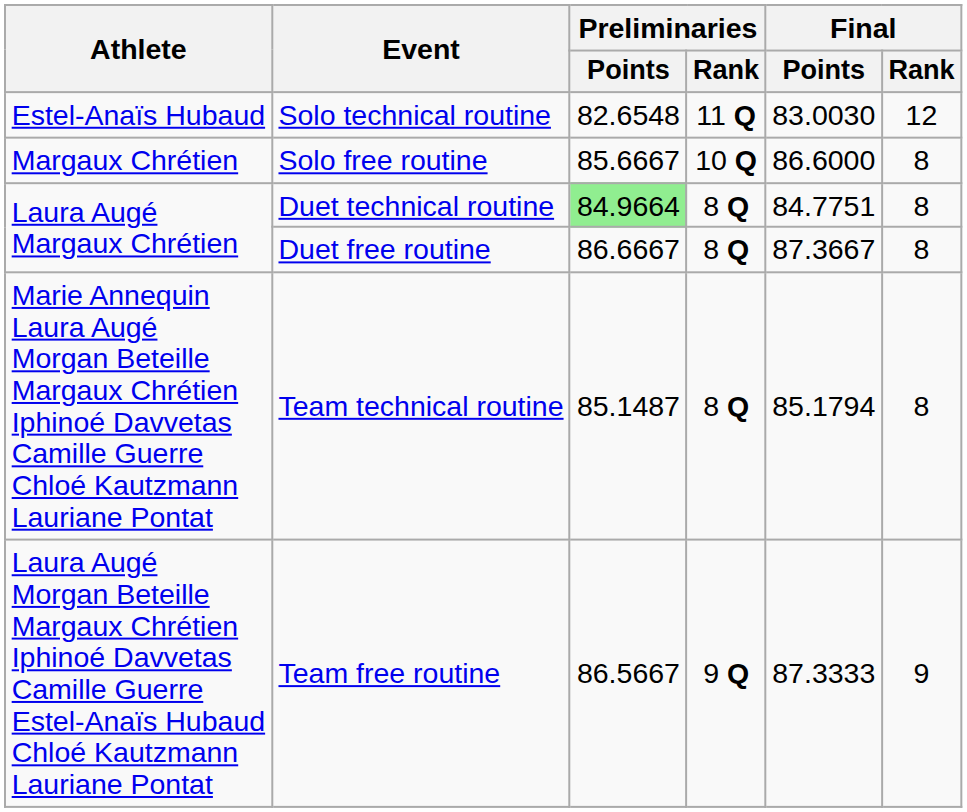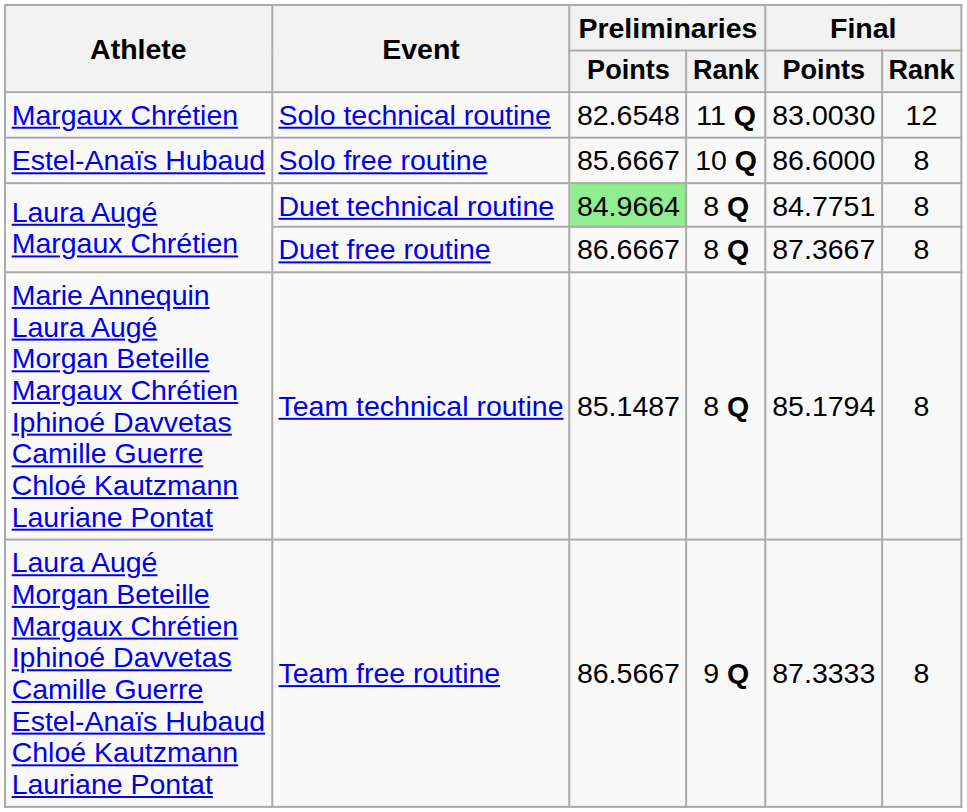(138, 115) Estel-Anaïs Hubaud -> (125, 115) Margaux Chrétien
(125, 161) Margaux Chrétien -> (138, 161) Estel-Anaïs Hubaud
(921, 673) 9 -> (921, 673) 8
